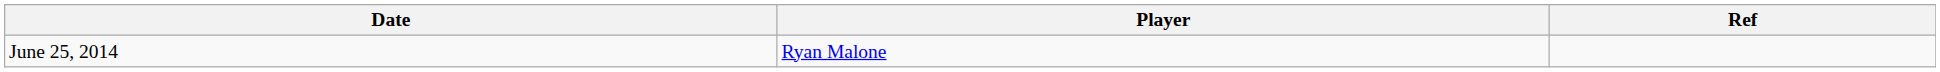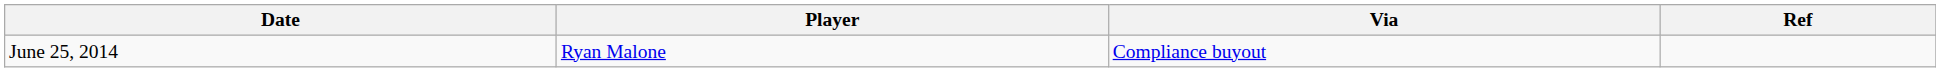+ column: (1384, 19)
